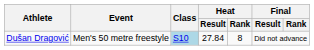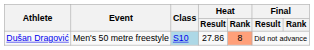(213, 39) 27.84 -> (213, 39) 27.86
(240, 39) no background -> (240, 39) lightsalmon background
